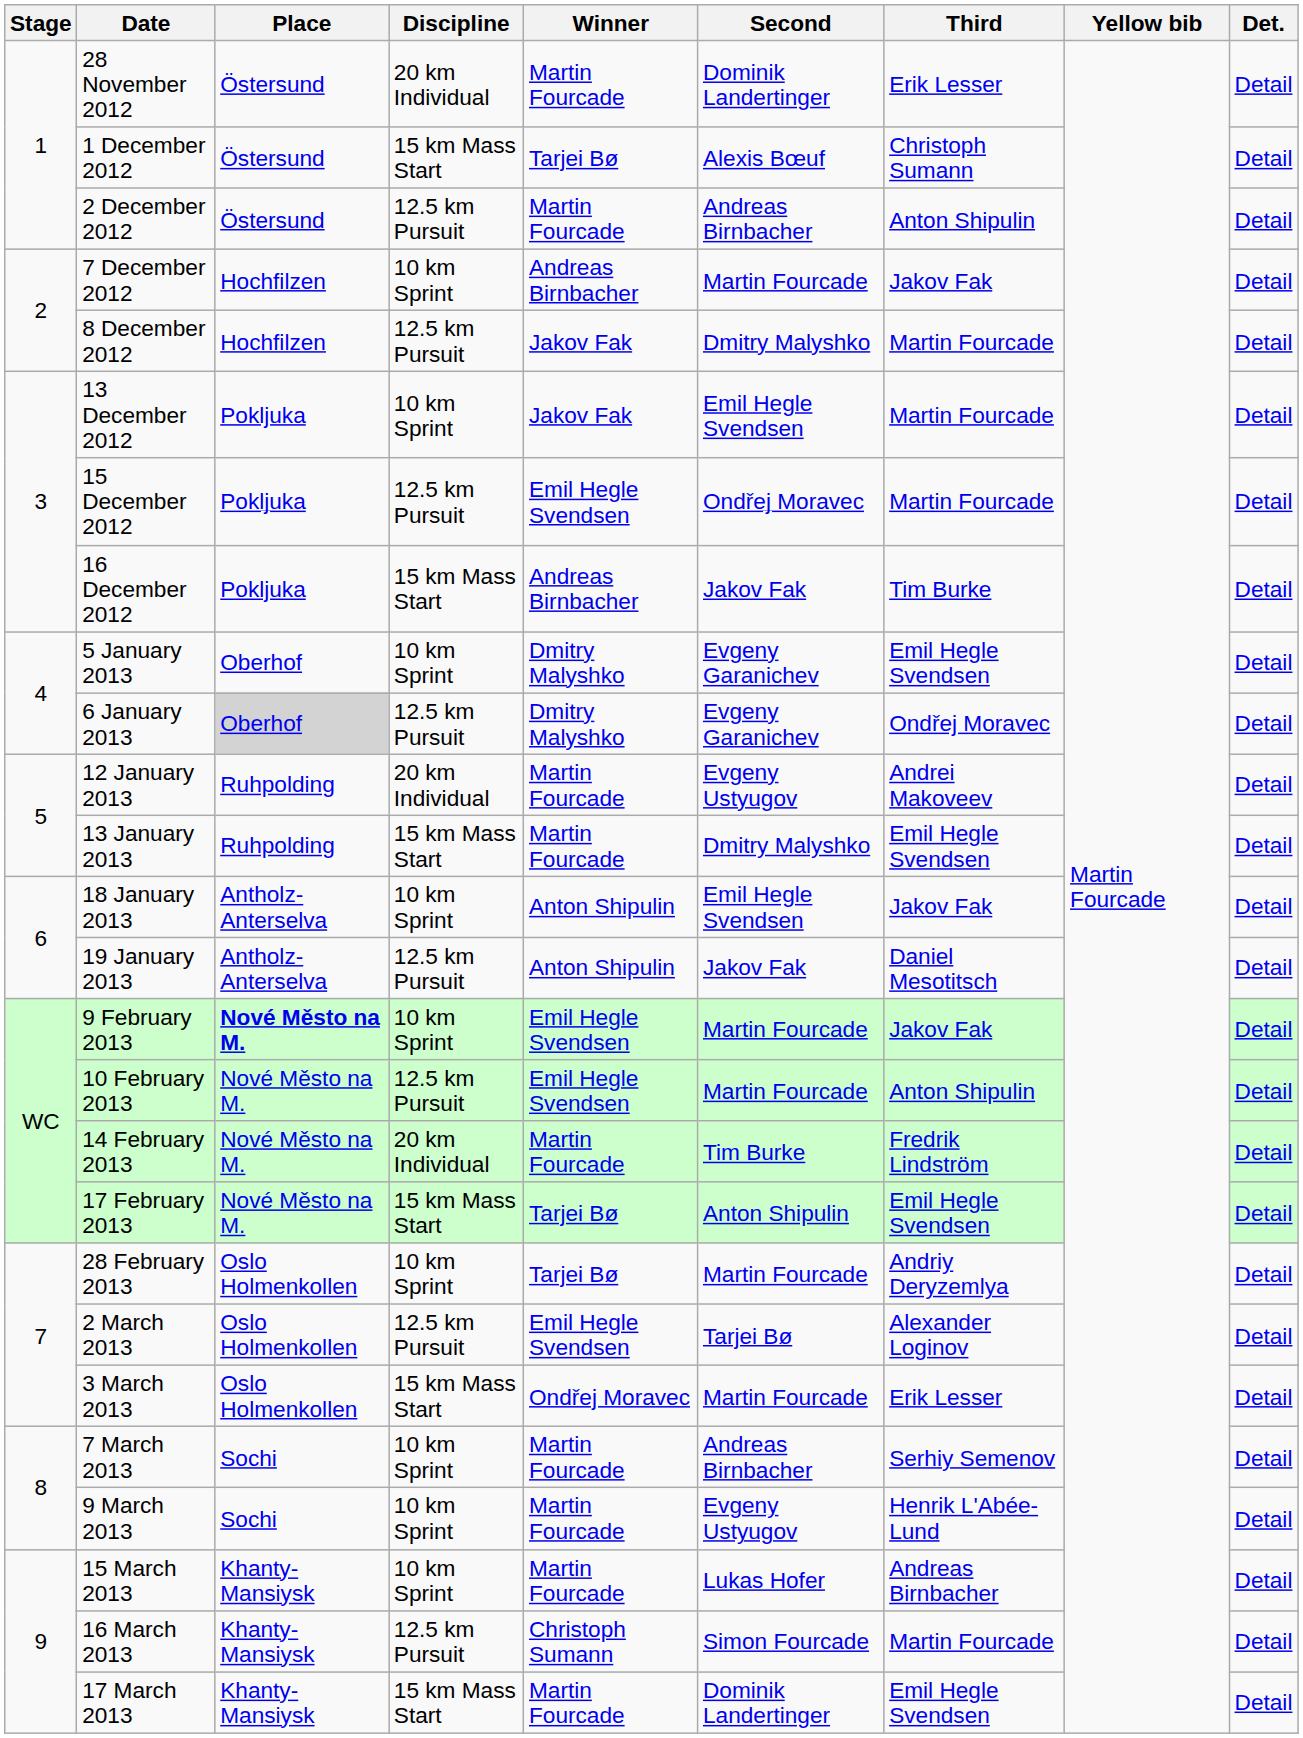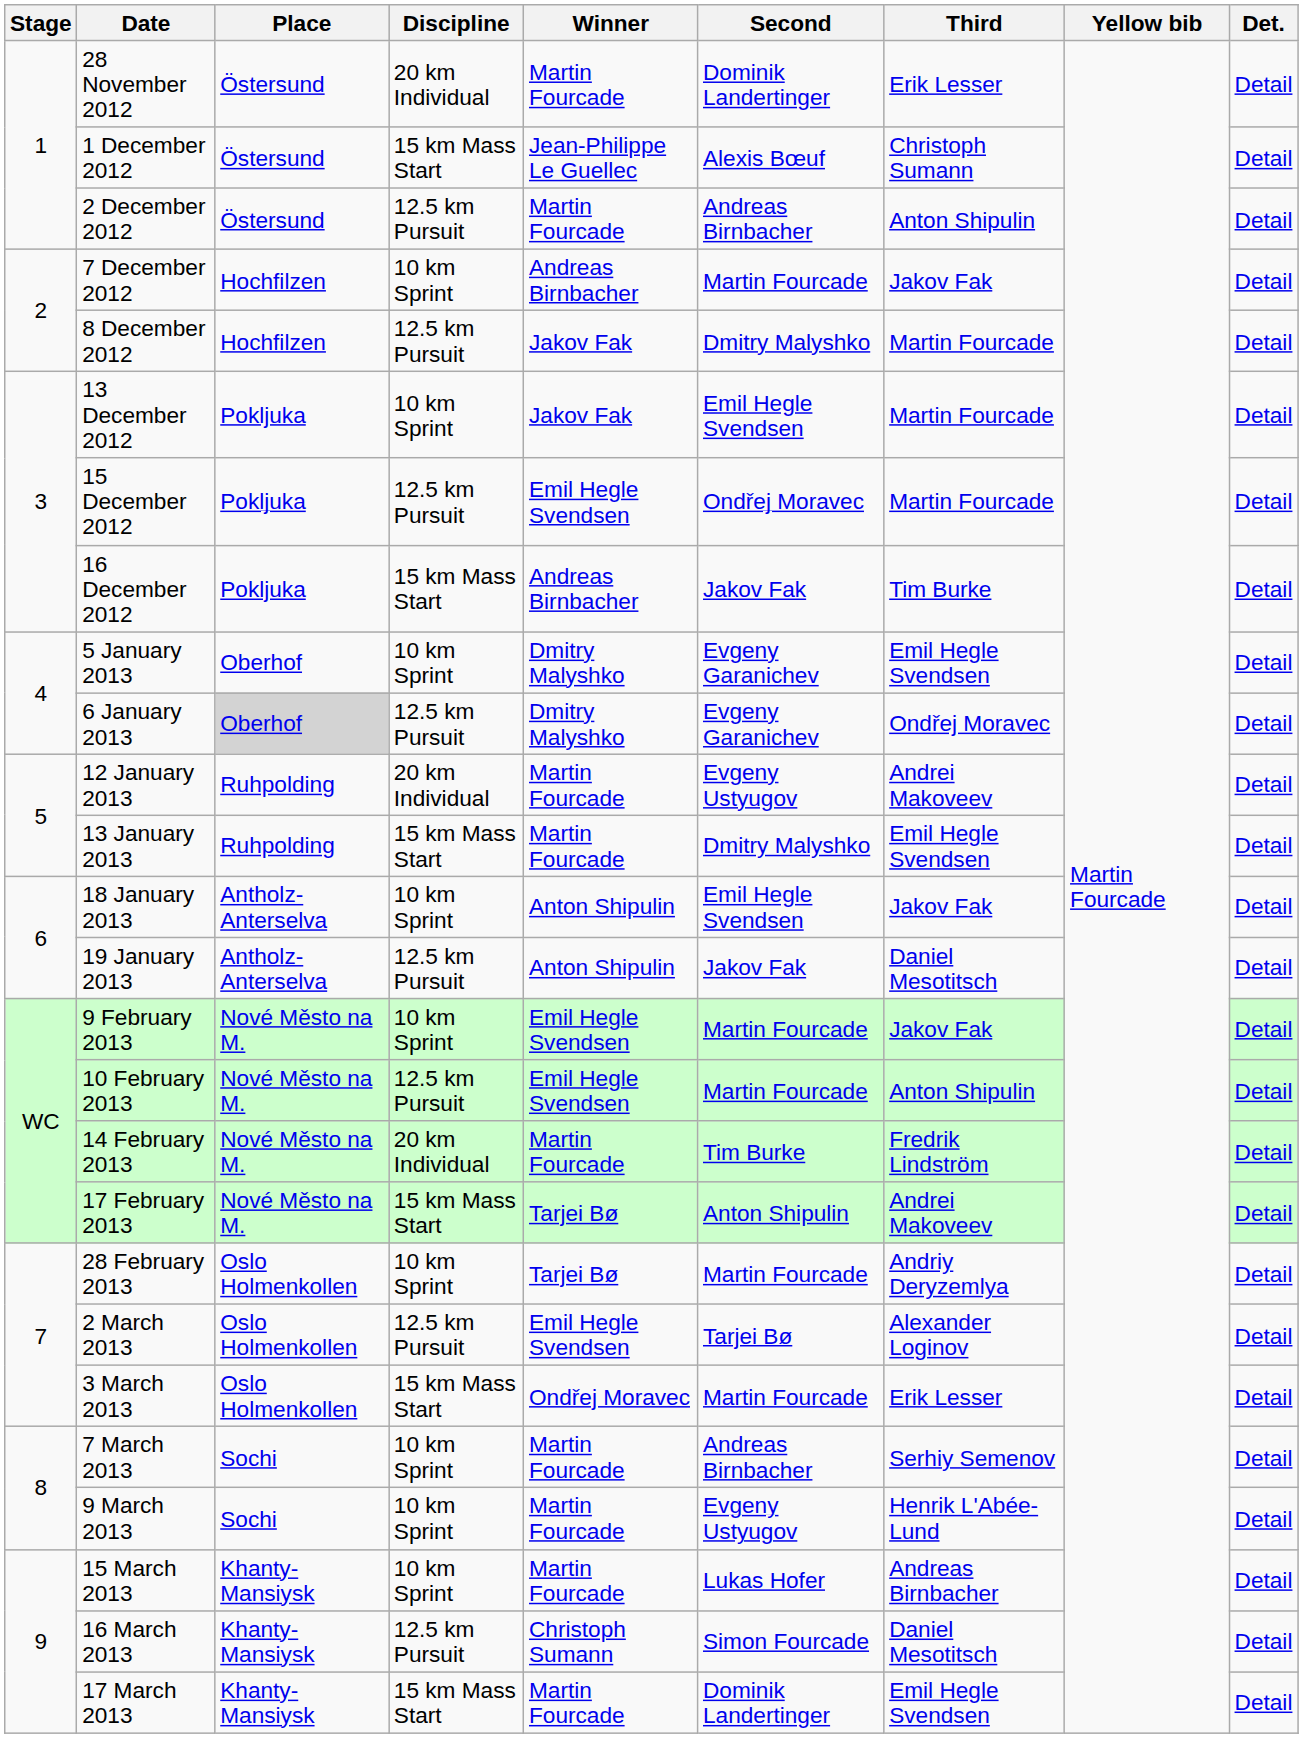(574, 158) Tarjei Bø -> (598, 158) Jean-Philippe Le Guellec
(300, 1029) bold -> (296, 1029) normal
(944, 1213) Emil Hegle Svendsen -> (941, 1213) Andrei Makoveev
(972, 1641) Martin Fourcade -> (943, 1641) Daniel Mesotitsch
